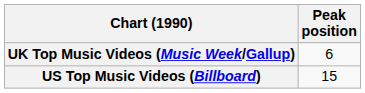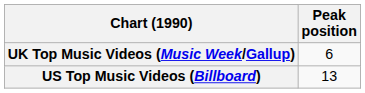(329, 76) 15 -> (329, 76) 13
